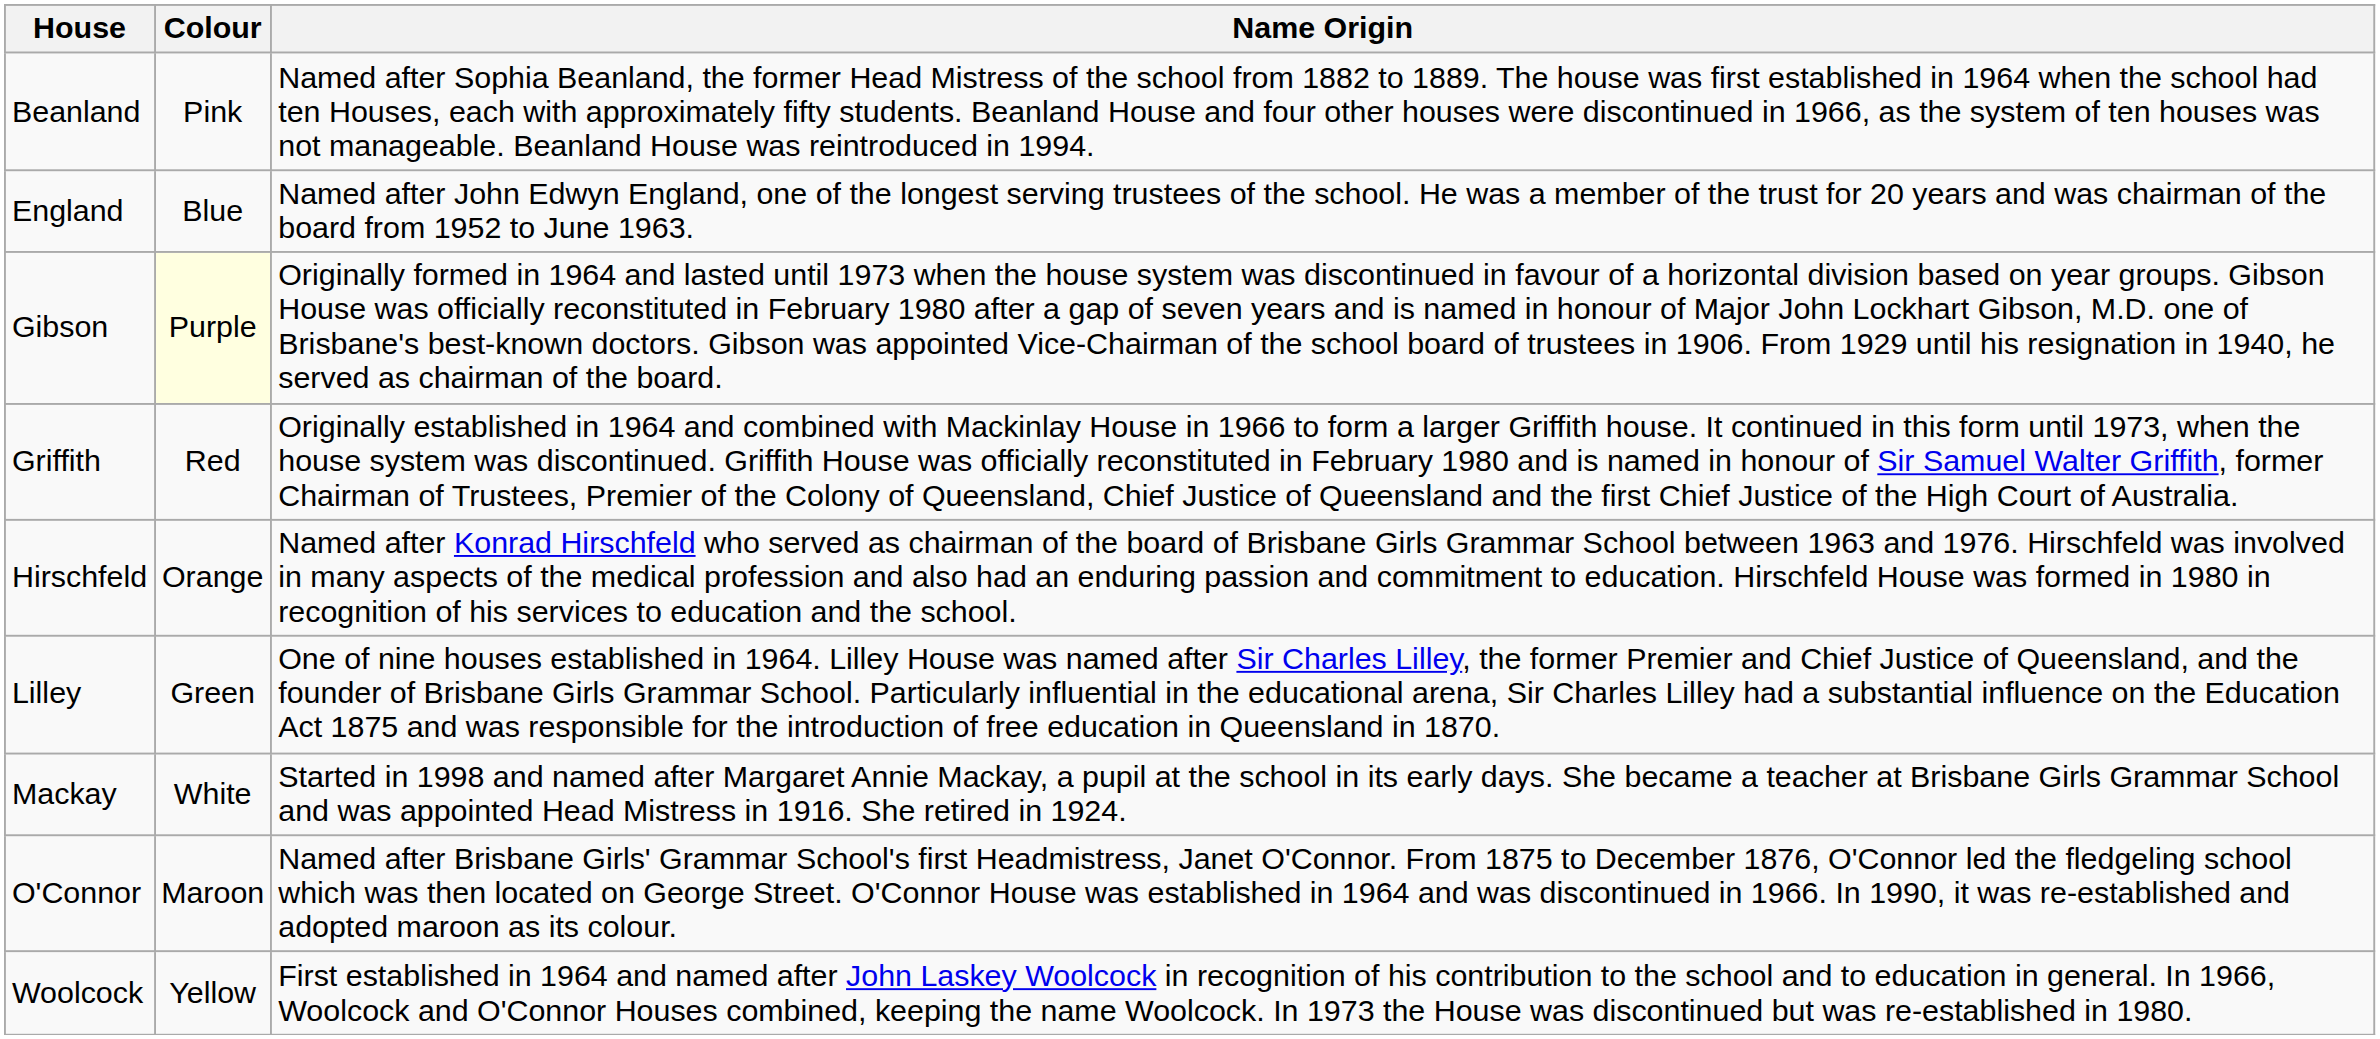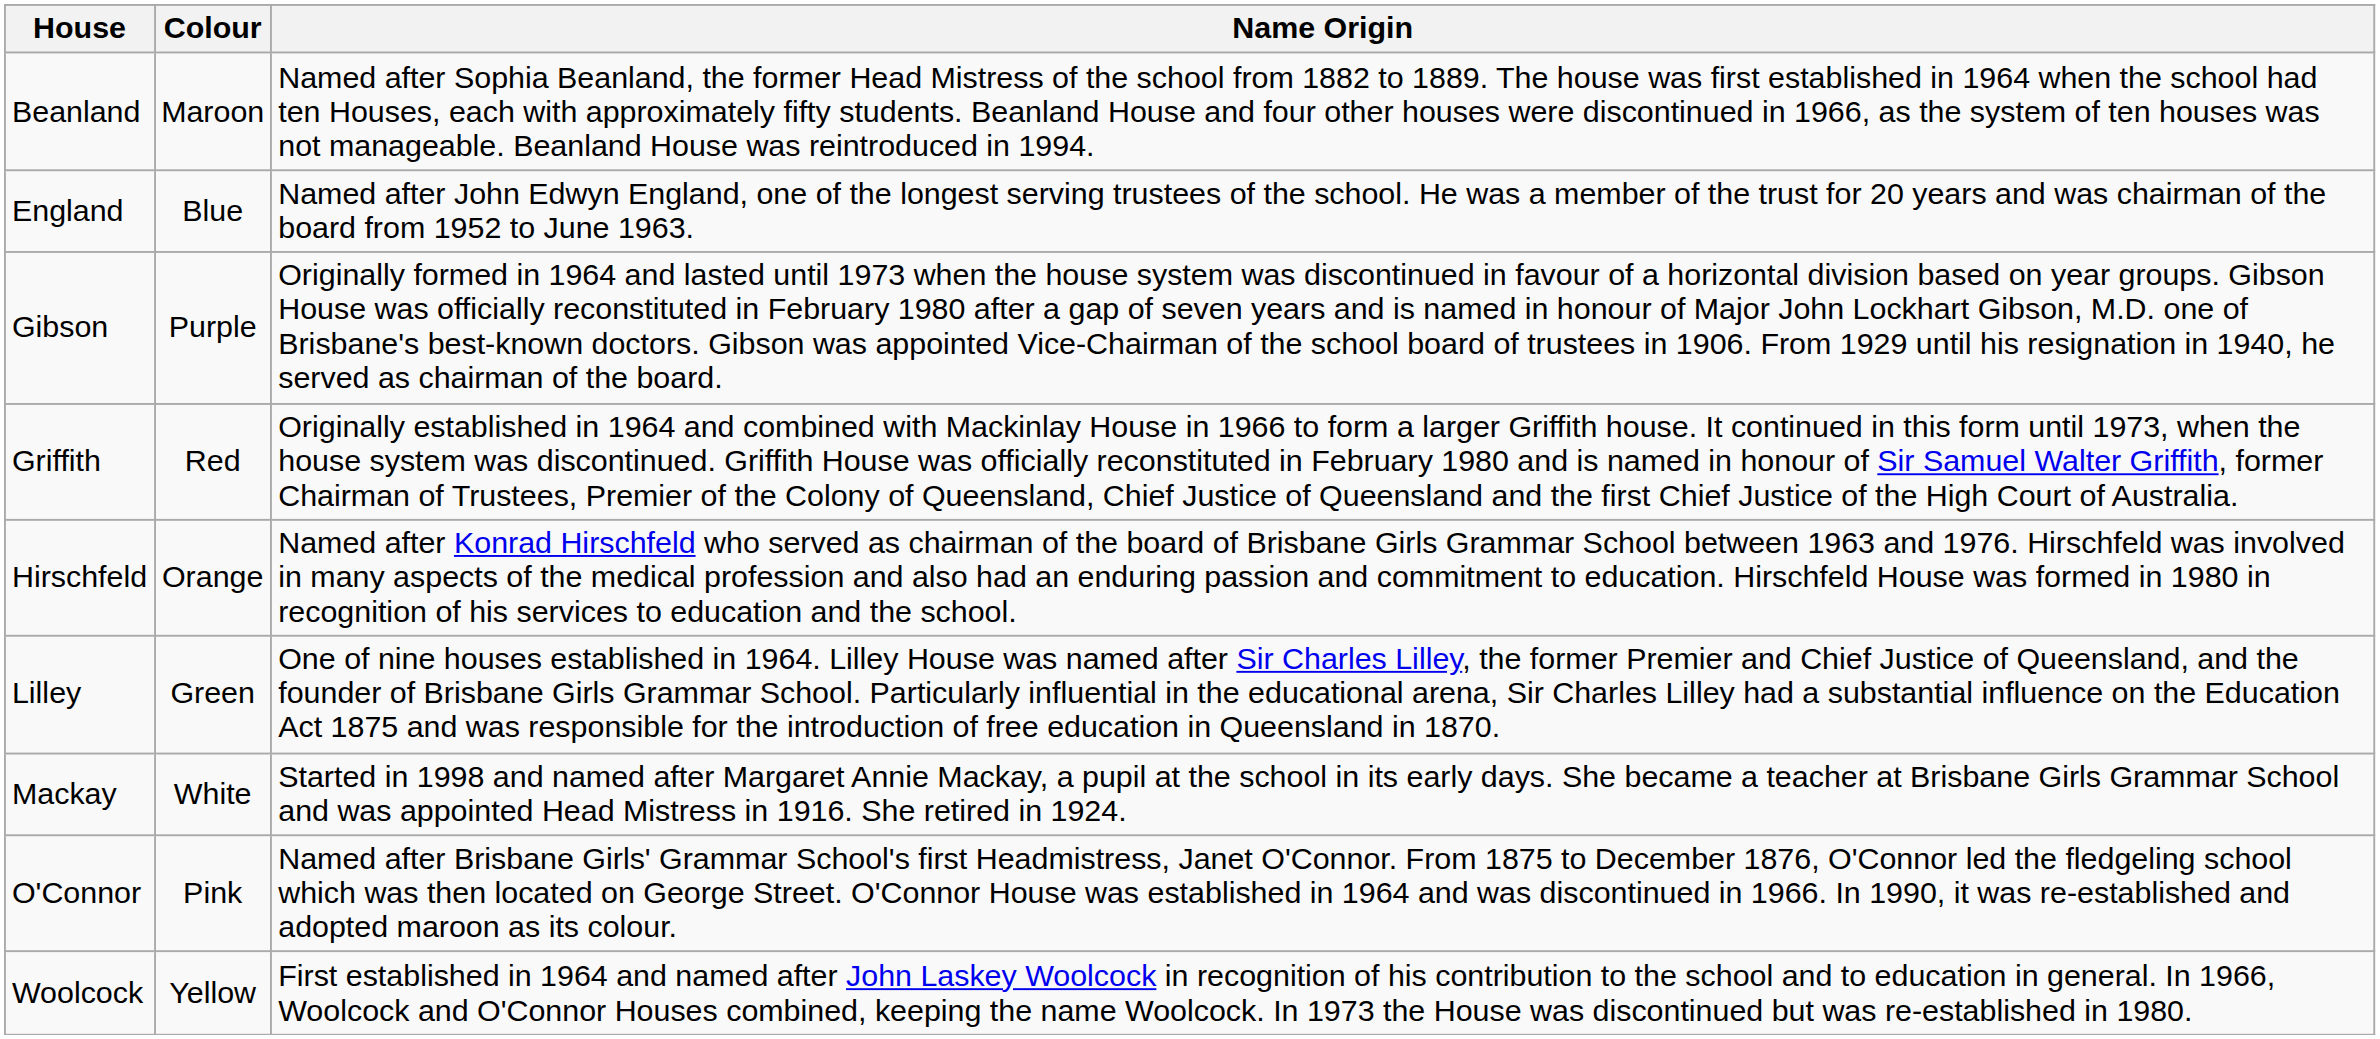(213, 111) Pink -> (213, 111) Maroon
(213, 327) lightyellow background -> (213, 327) no background
(213, 893) Maroon -> (213, 893) Pink
